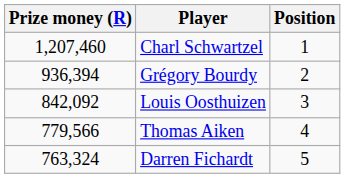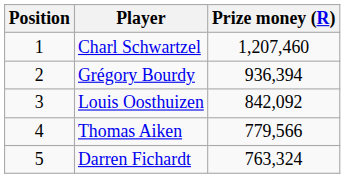columns swapped: (305, 18) <-> (70, 18)
